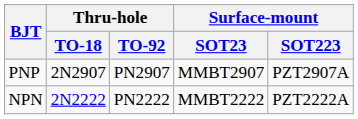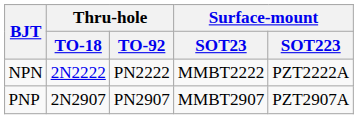rows swapped: (24, 72) <-> (26, 99)
